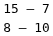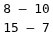rows swapped: (26, 27) <-> (26, 8)
